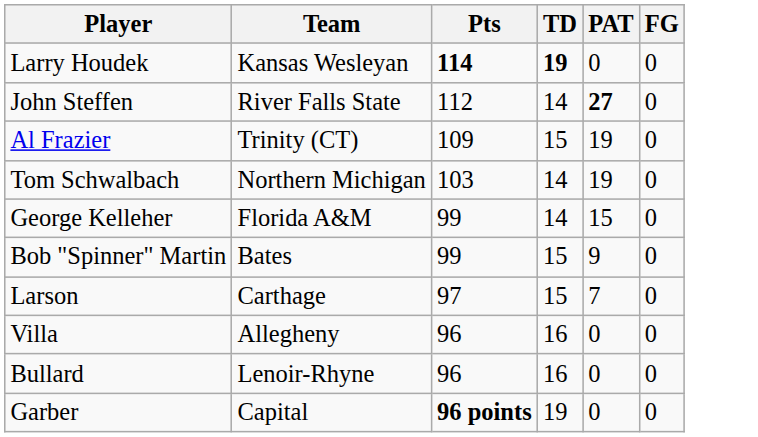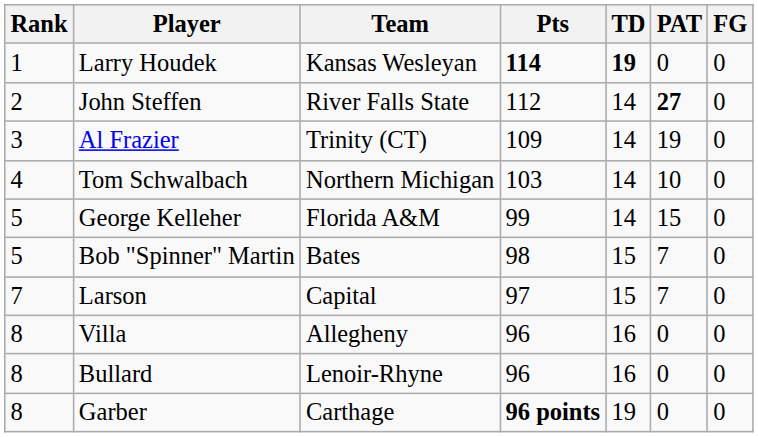+ column: (39, 23)
(555, 140) 15 -> (624, 140) 14
(600, 179) 19 -> (669, 179) 10
(449, 256) 99 -> (518, 256) 98
(594, 256) 9 -> (663, 256) 7
(282, 295) Carthage -> (341, 295) Capital
(273, 412) Capital -> (350, 412) Carthage
